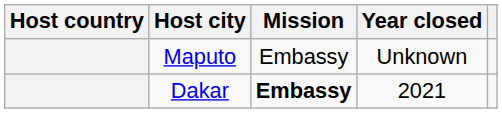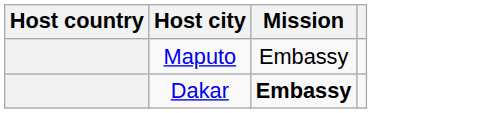- column: (422, 21)
